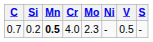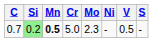(33, 29) no background -> (33, 29) lightgreen background
(72, 29) 4.0 -> (72, 29) 5.0
